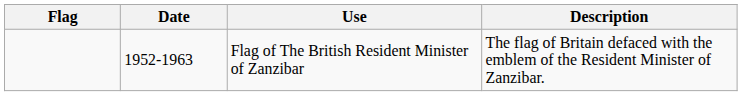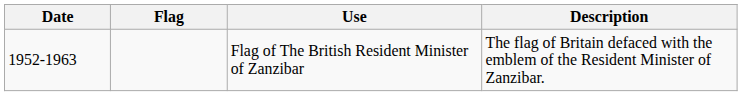columns swapped: (63, 17) <-> (174, 17)
